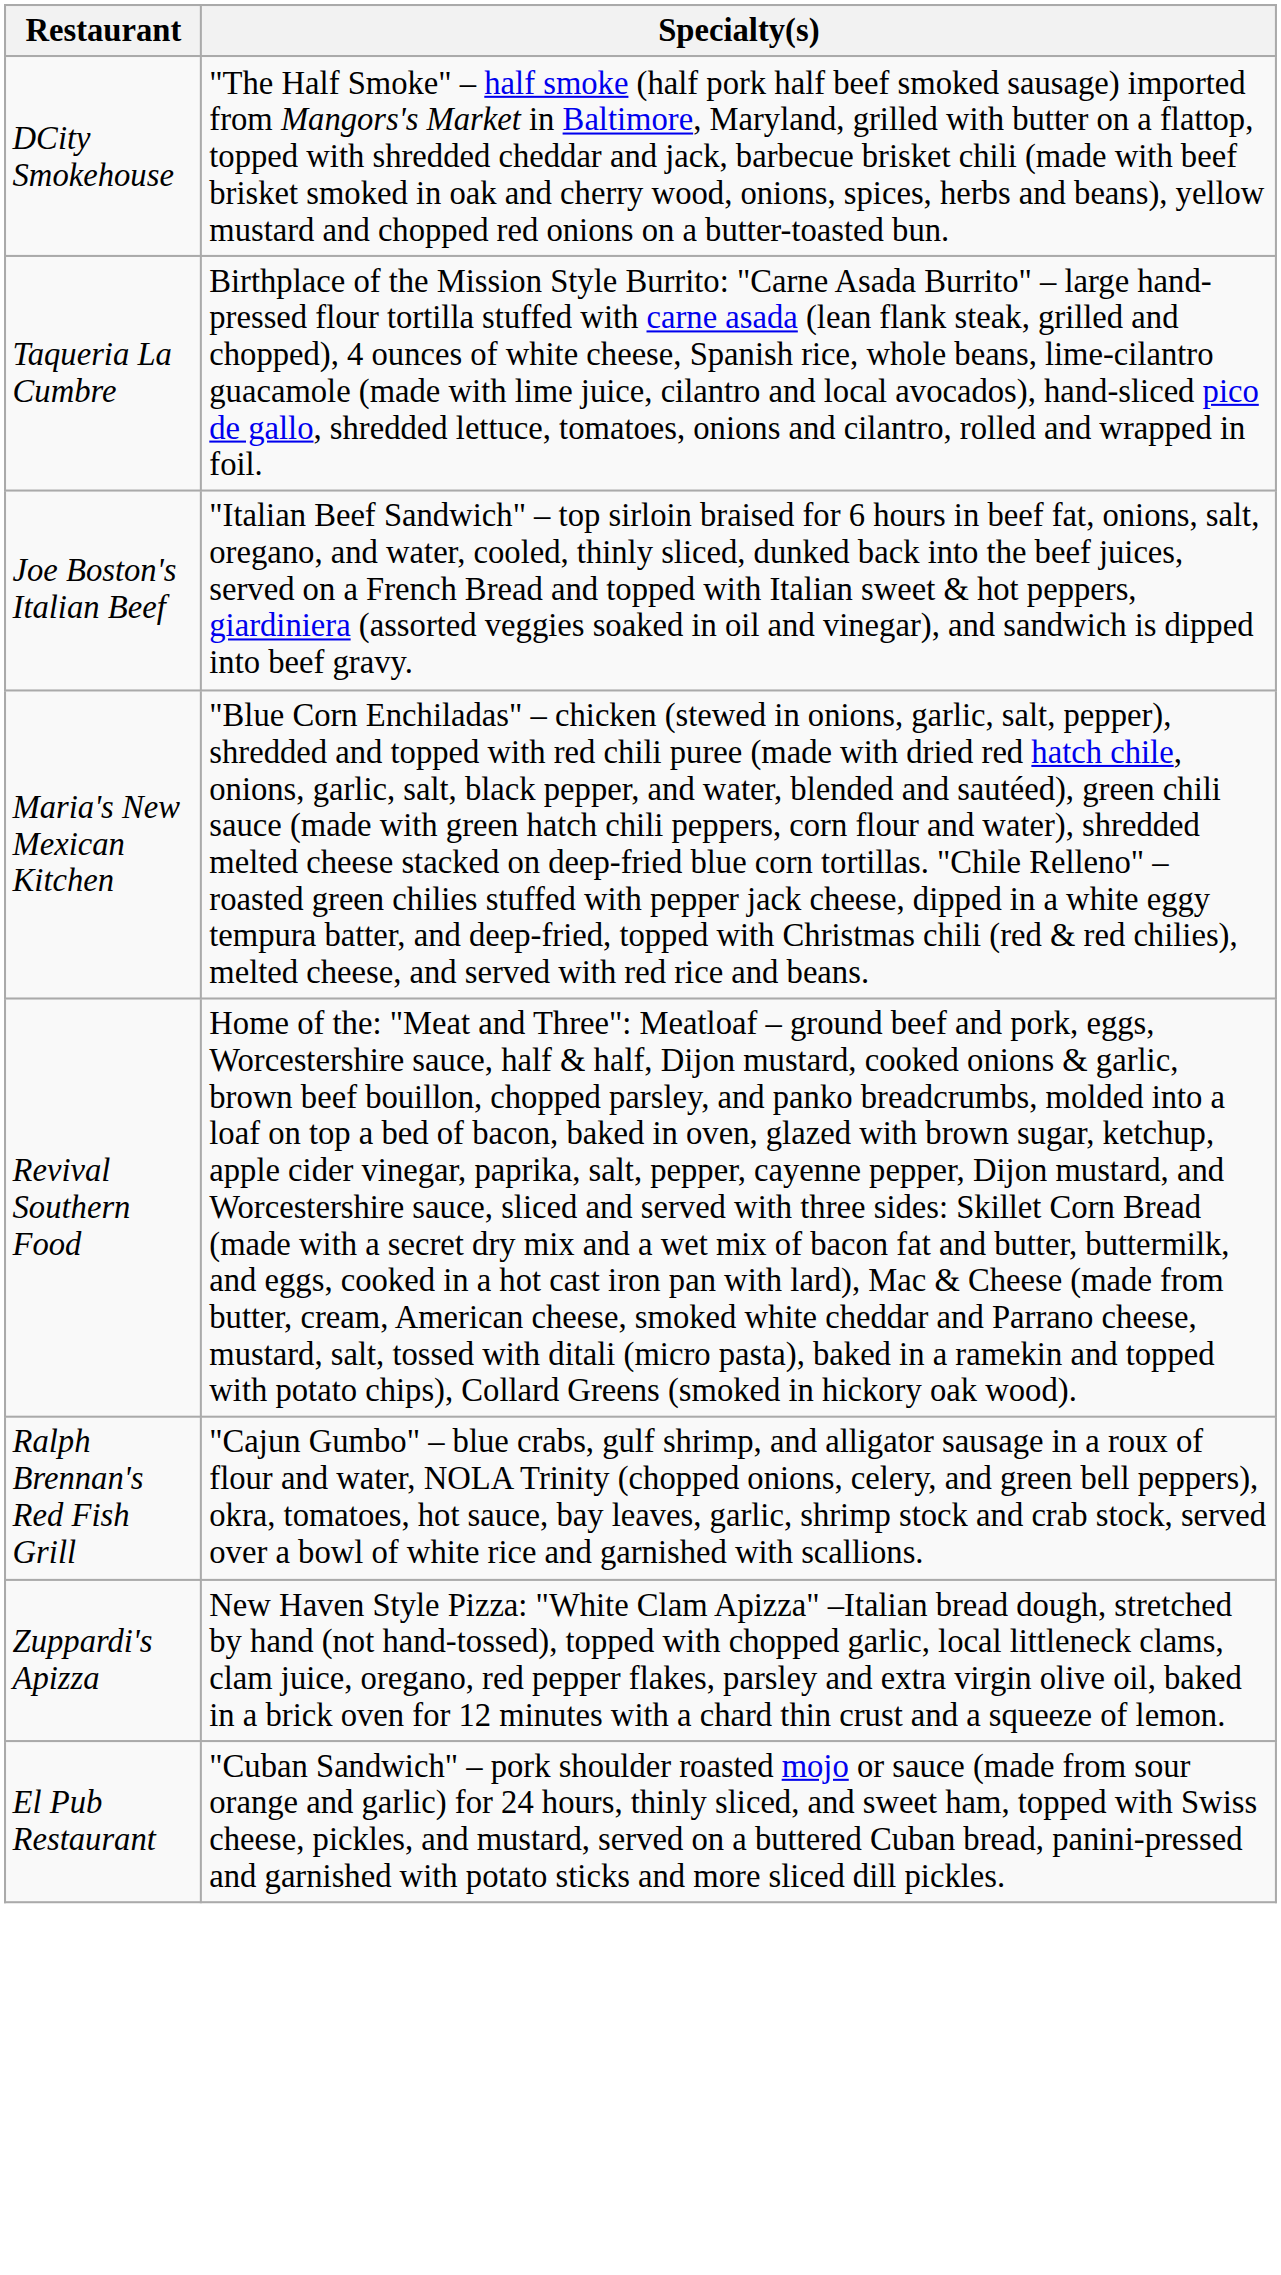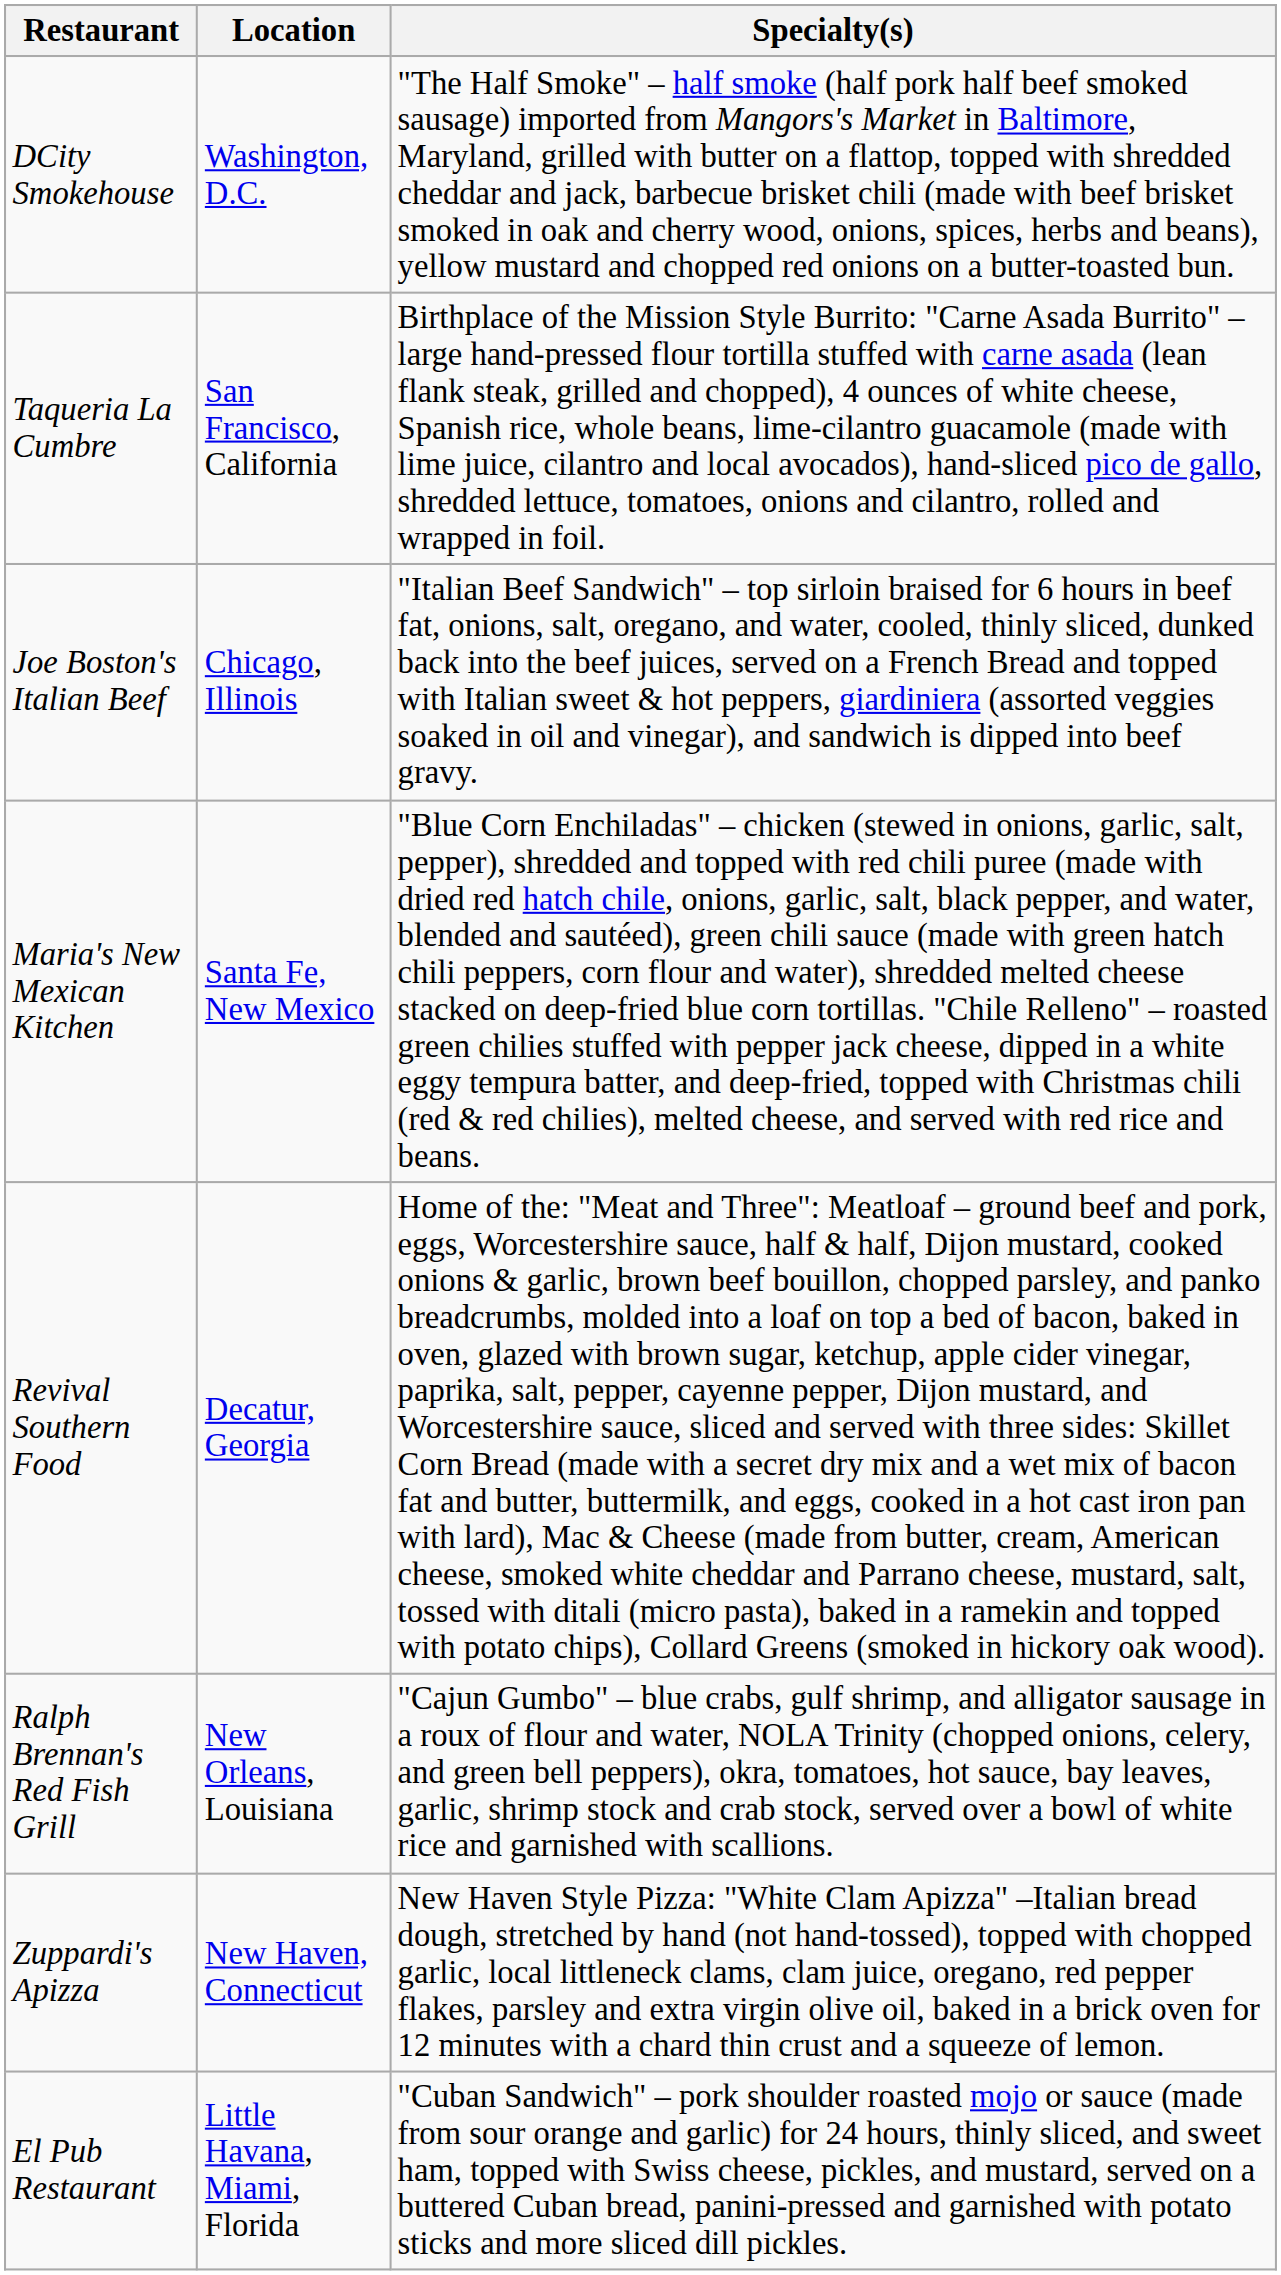+ column: (294, 30)
